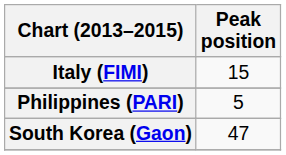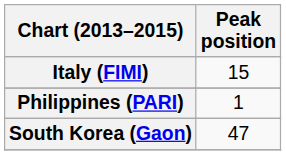(238, 103) 5 -> (238, 103) 1
